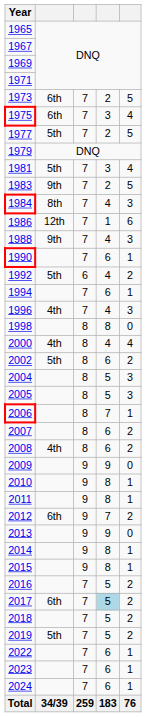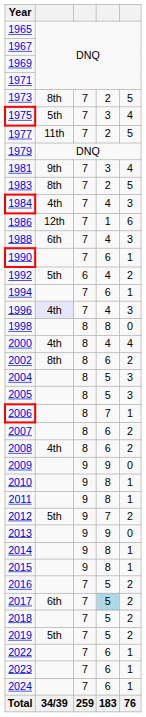(54, 98) 6th -> (54, 98) 8th
(55, 116) 6th -> (55, 116) 5th
(54, 134) 5th -> (54, 134) 11th
(54, 168) 5th -> (54, 168) 9th
(54, 186) 9th -> (54, 186) 8th
(55, 204) 8th -> (55, 204) 4th
(54, 239) 9th -> (54, 239) 6th
(54, 310) no background -> (54, 310) lavender background
(54, 361) 5th -> (54, 361) 8th
(54, 516) 6th -> (54, 516) 5th
